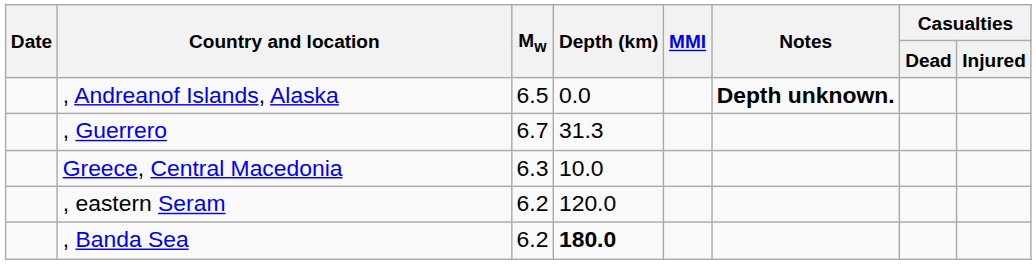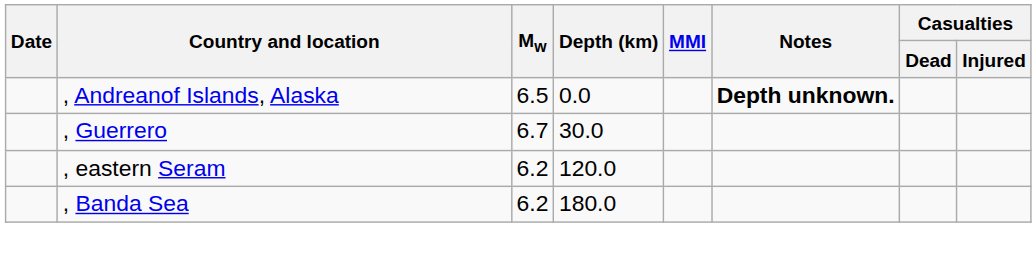(581, 131) 31.3 -> (581, 131) 30.0
- row: (203, 167)
(588, 240) bold -> (588, 204) normal
